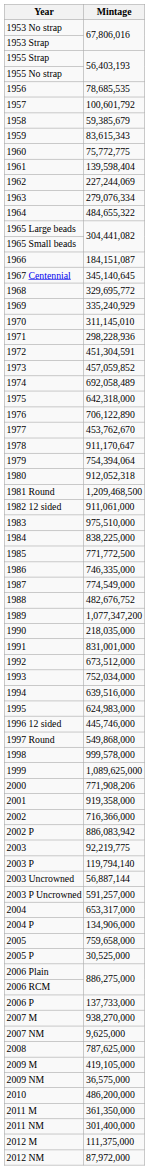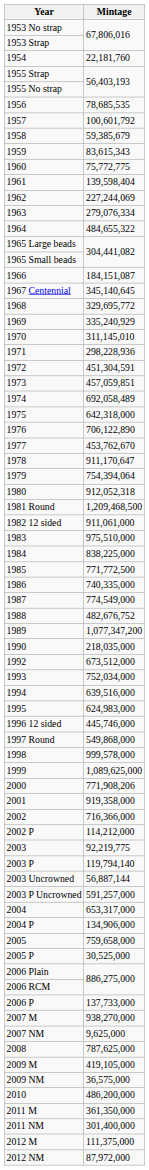+ row: (16, 58)
(110, 368) 457,059,852 -> (110, 383) 457,059,851
(110, 569) 746,335,000 -> (110, 584) 740,335,000
- row: (16, 646)
(110, 832) 886,083,942 -> (110, 832) 114,212,000
